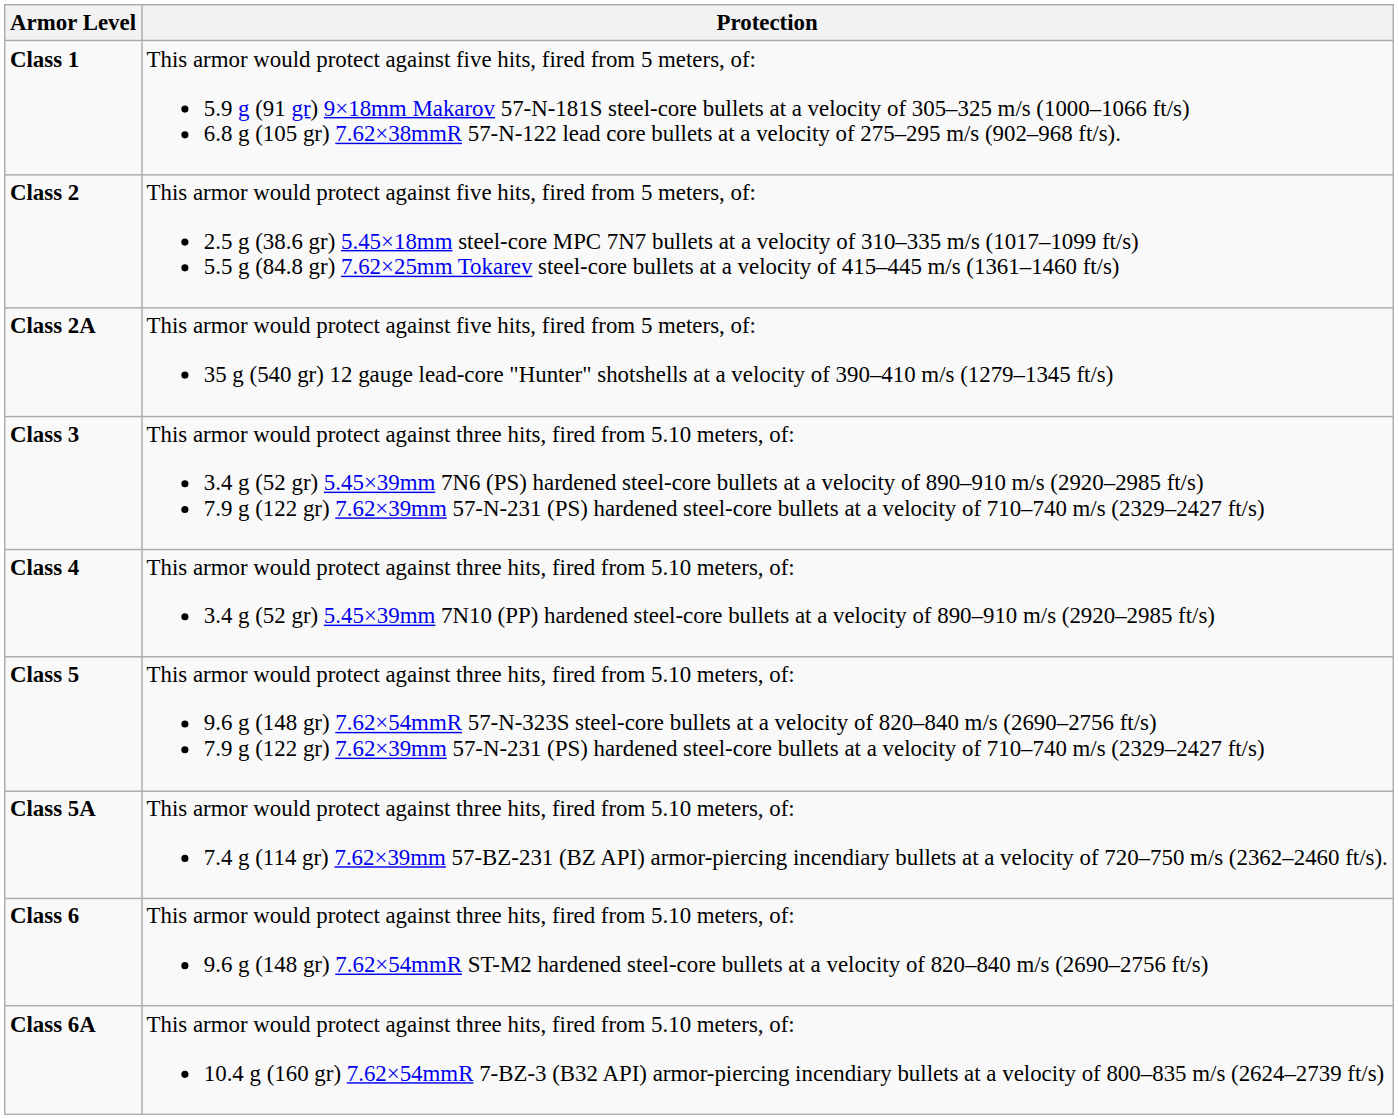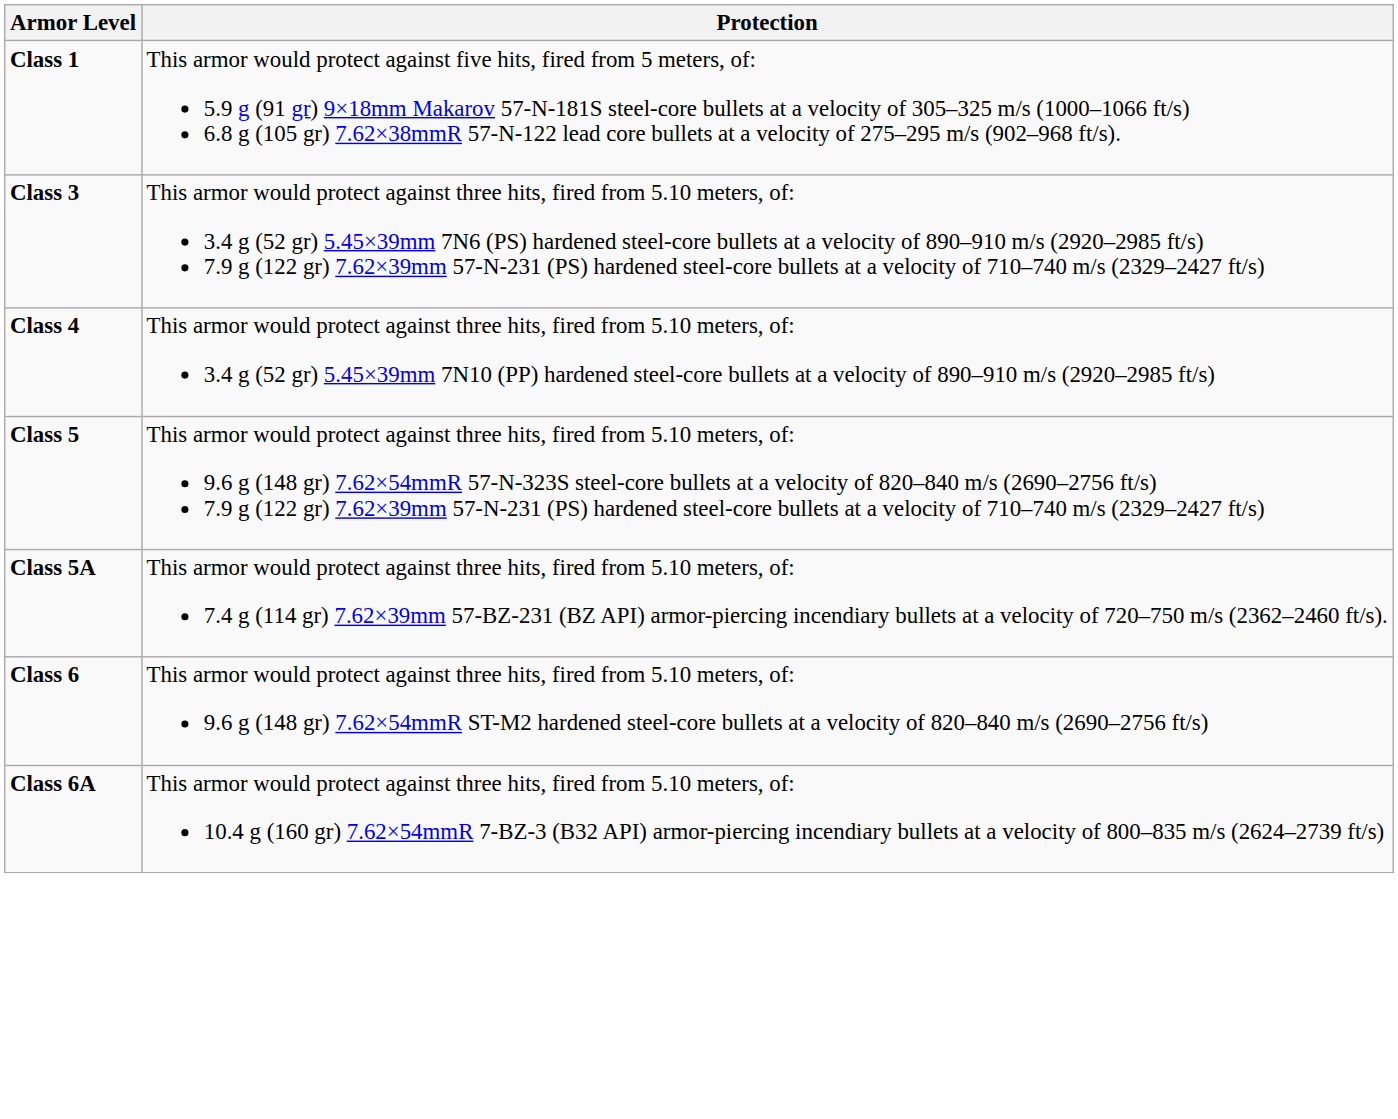- row: (45, 192)
- row: (53, 325)
